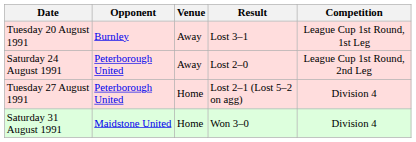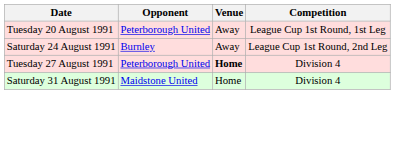- column: (252, 13)
(112, 36) Burnley -> (165, 30) Peterborough United
(123, 65) Peterborough United -> (138, 47) Burnley
(190, 94) normal -> (229, 64) bold
